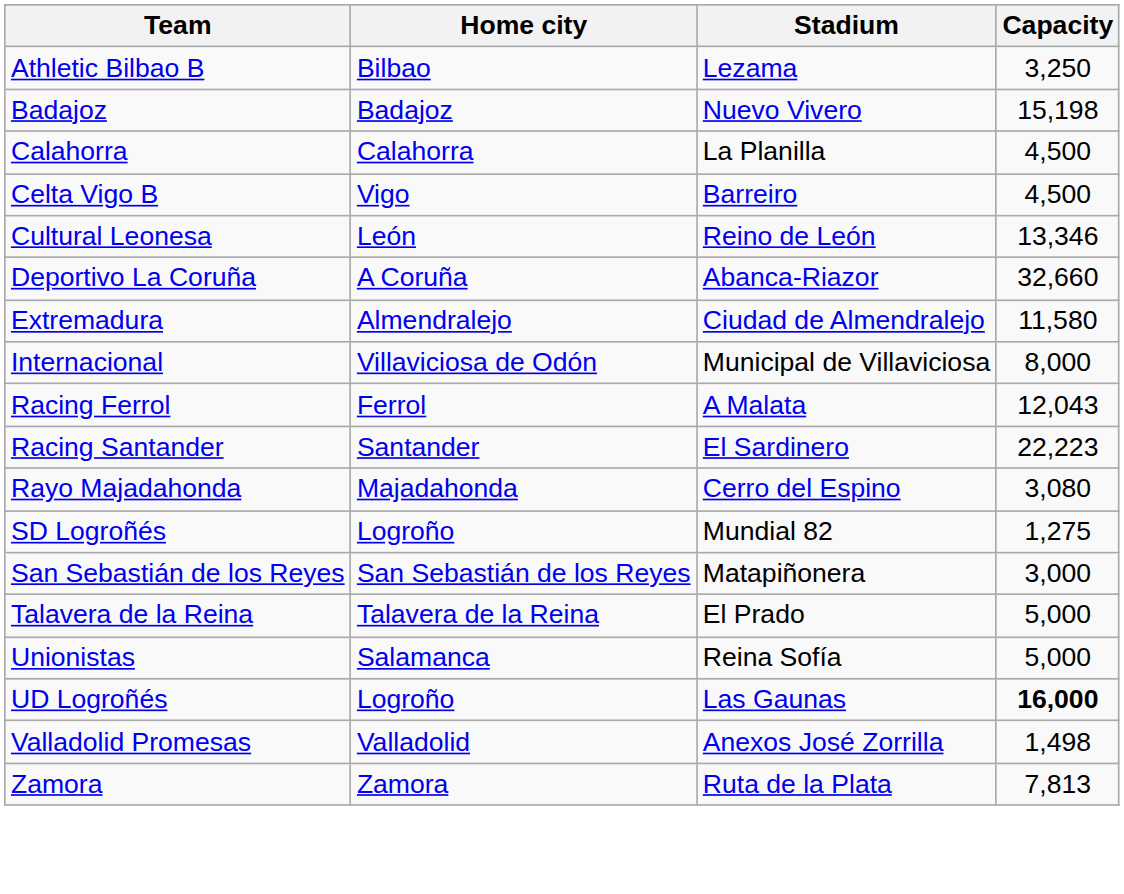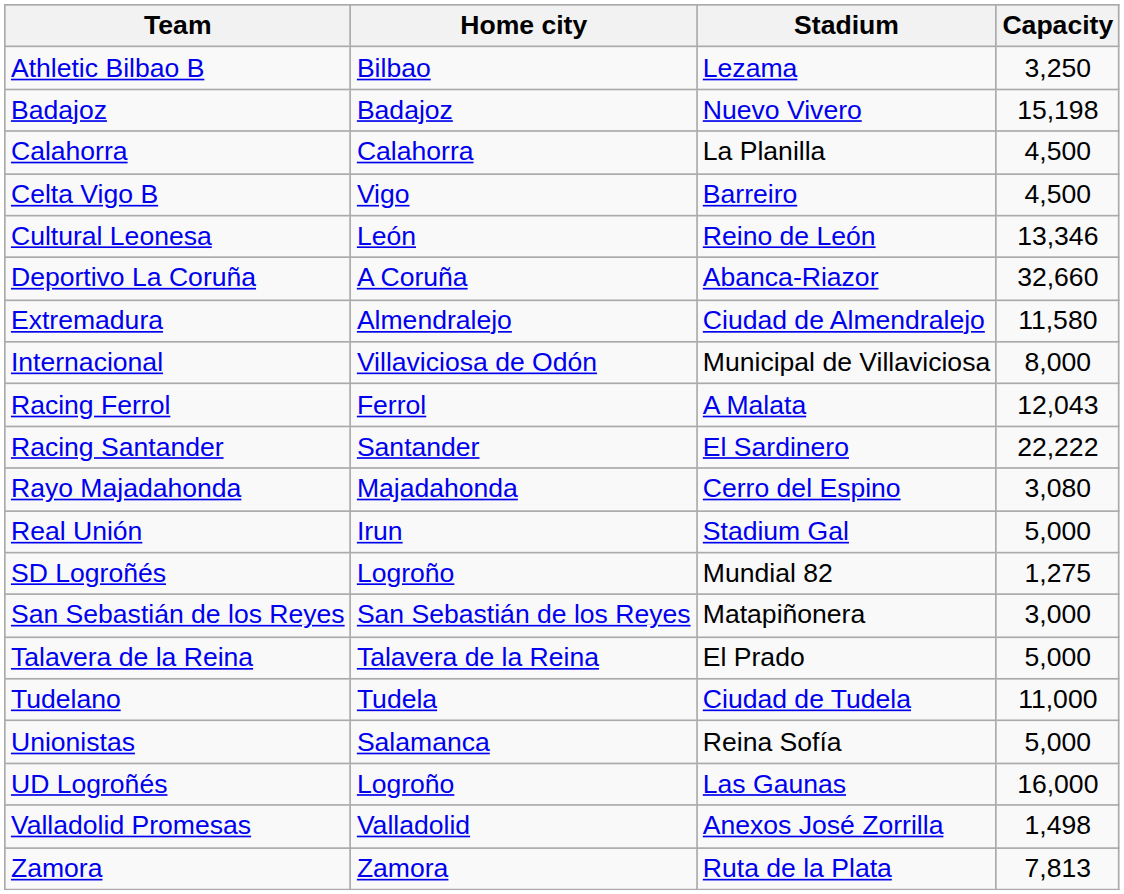(1058, 446) 22,223 -> (1058, 446) 22,222
+ row: (77, 531)
+ row: (66, 699)
(1058, 699) bold -> (1058, 783) normal
